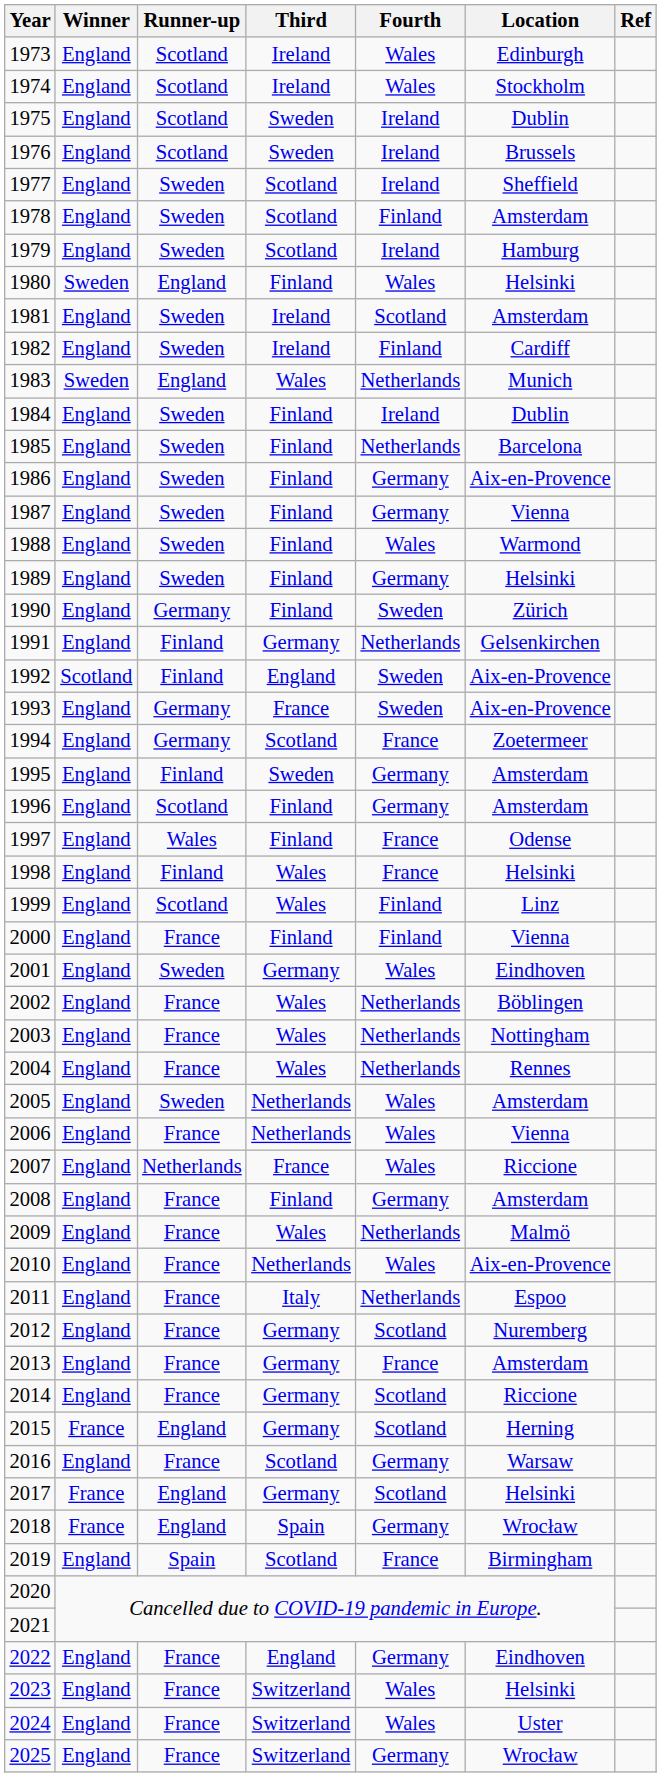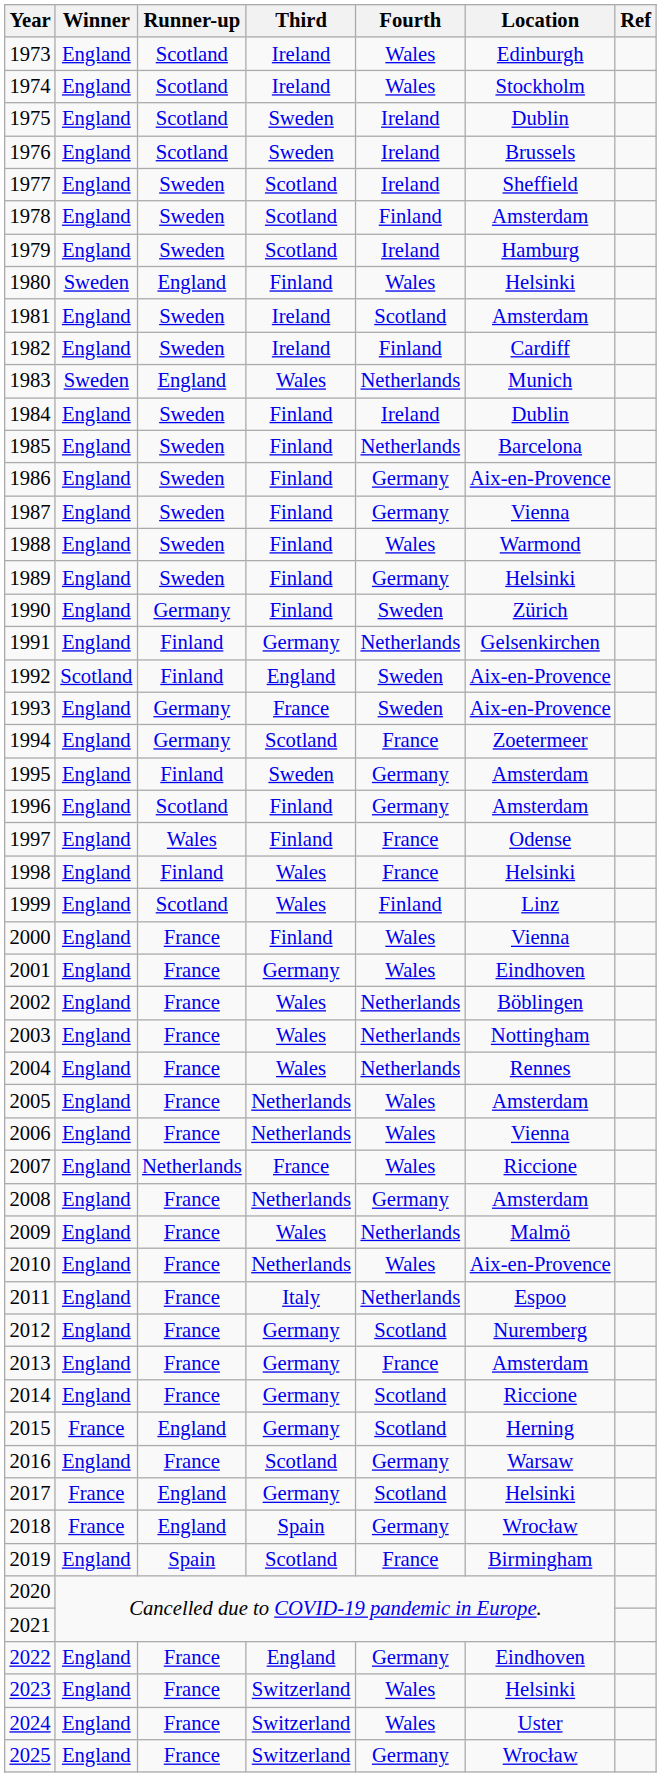(410, 937) Finland -> (410, 937) Wales
(192, 970) Sweden -> (192, 970) France
(192, 1101) Sweden -> (192, 1101) France
(301, 1199) Finland -> (301, 1199) Netherlands
